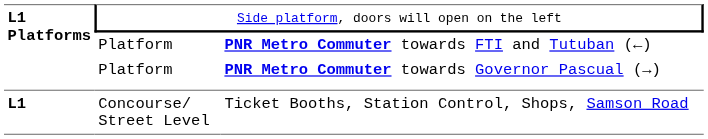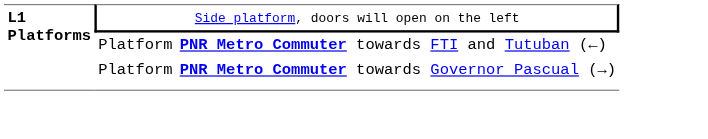- row: (154, 112)
